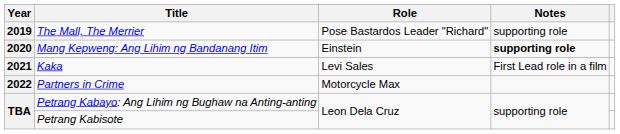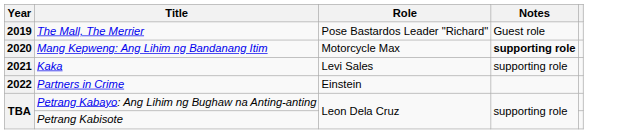(530, 31) supporting role -> (519, 31) Guest role
(341, 48) Einstein -> (361, 48) Motorcycle Max
(550, 66) First Lead role in a film -> (530, 66) supporting role
(361, 84) Motorcycle Max -> (341, 84) Einstein
